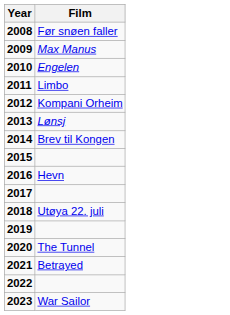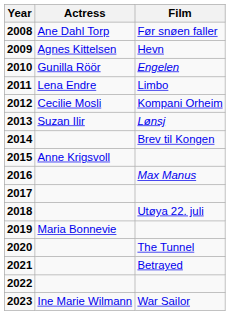+ column: (85, 13)
(67, 49) Max Manus -> (151, 49) Hevn
(51, 175) Hevn -> (167, 175) Max Manus
